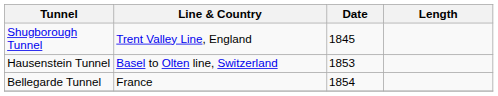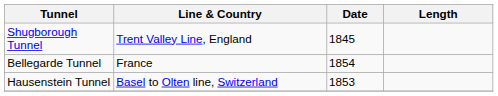rows swapped: (59, 64) <-> (54, 82)
